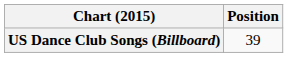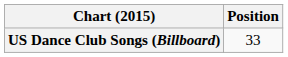(253, 40) 39 -> (253, 40) 33
